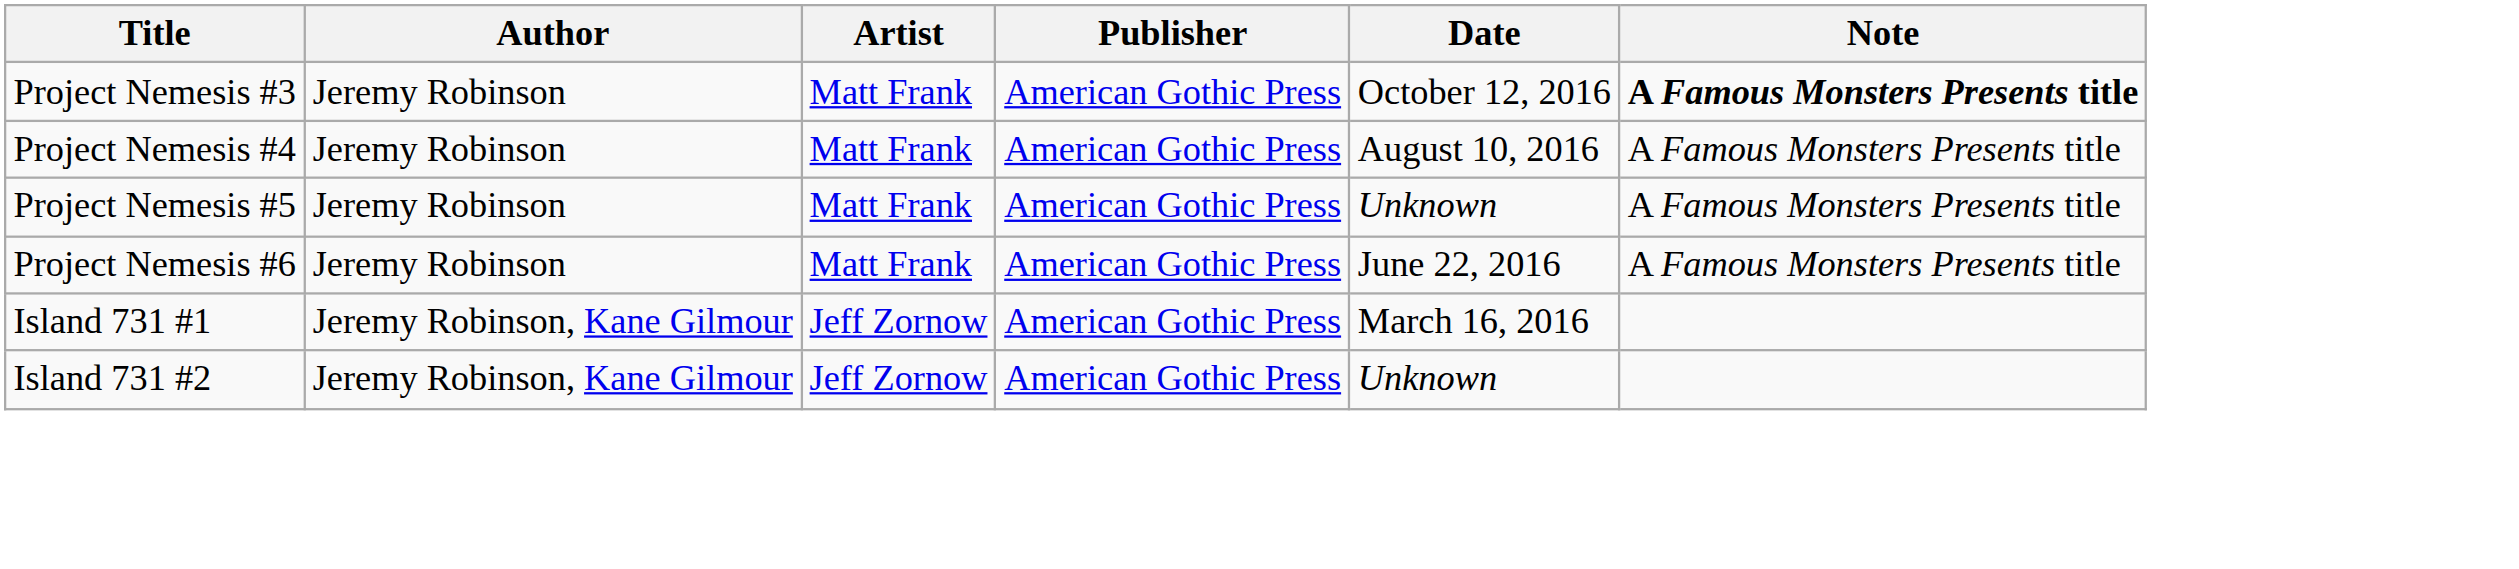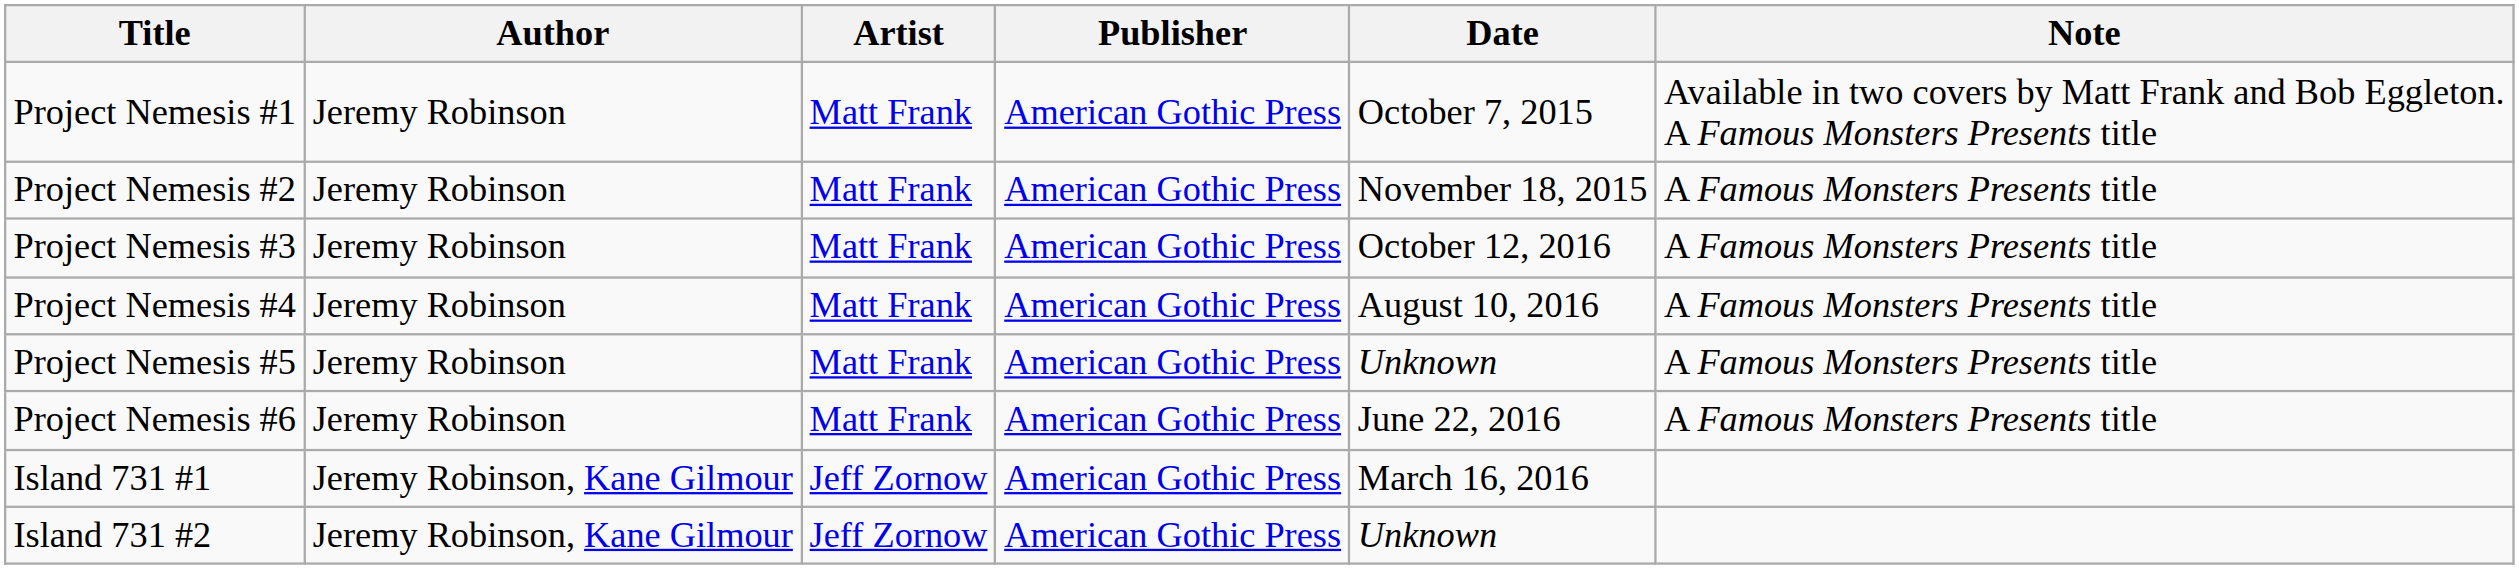+ row: (155, 111)
+ row: (155, 189)
(1883, 90) bold -> (1911, 246) normal
